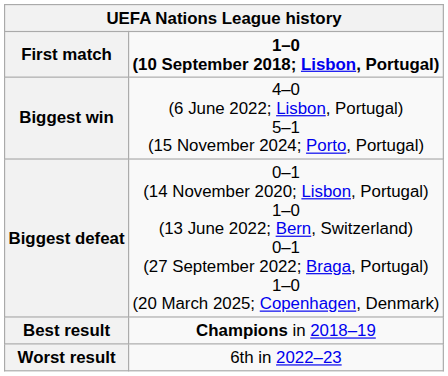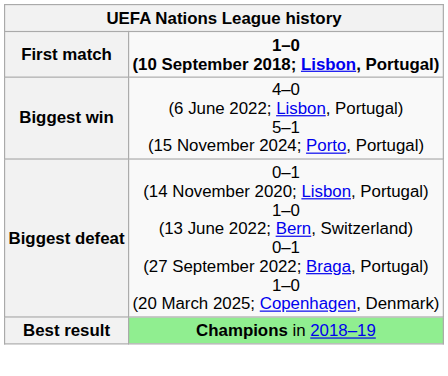(286, 331) no background -> (286, 331) lightgreen background
- row: (67, 357)
